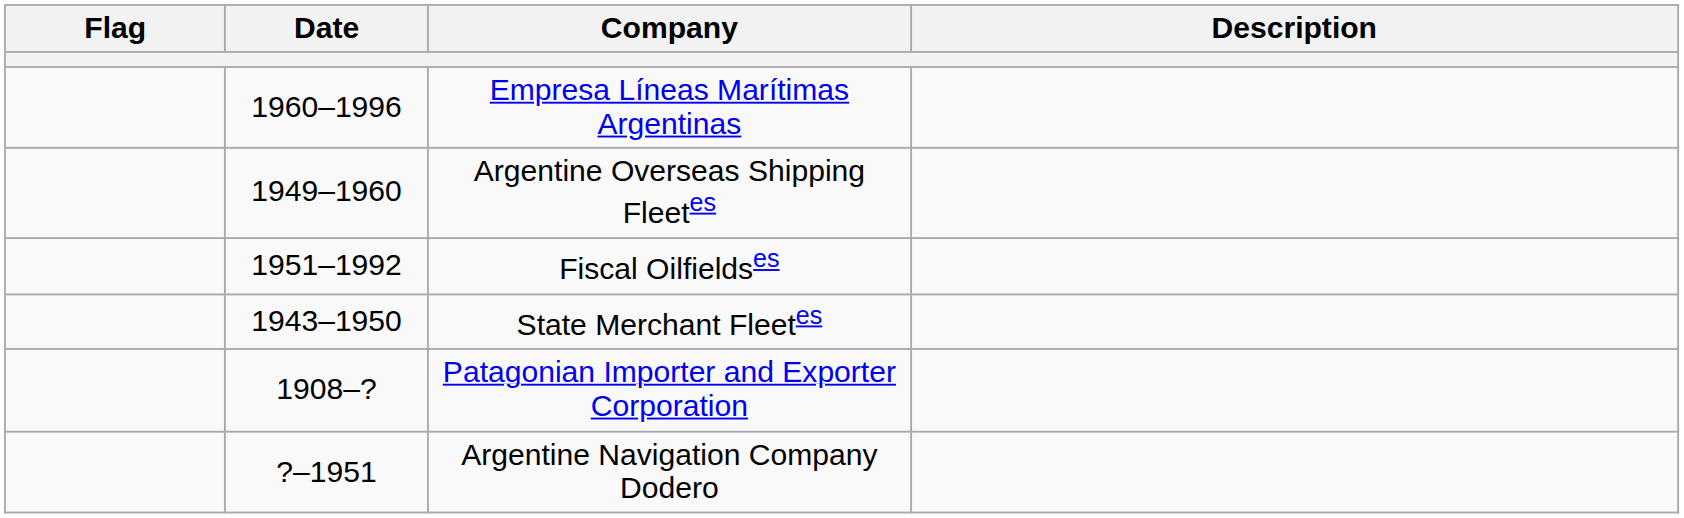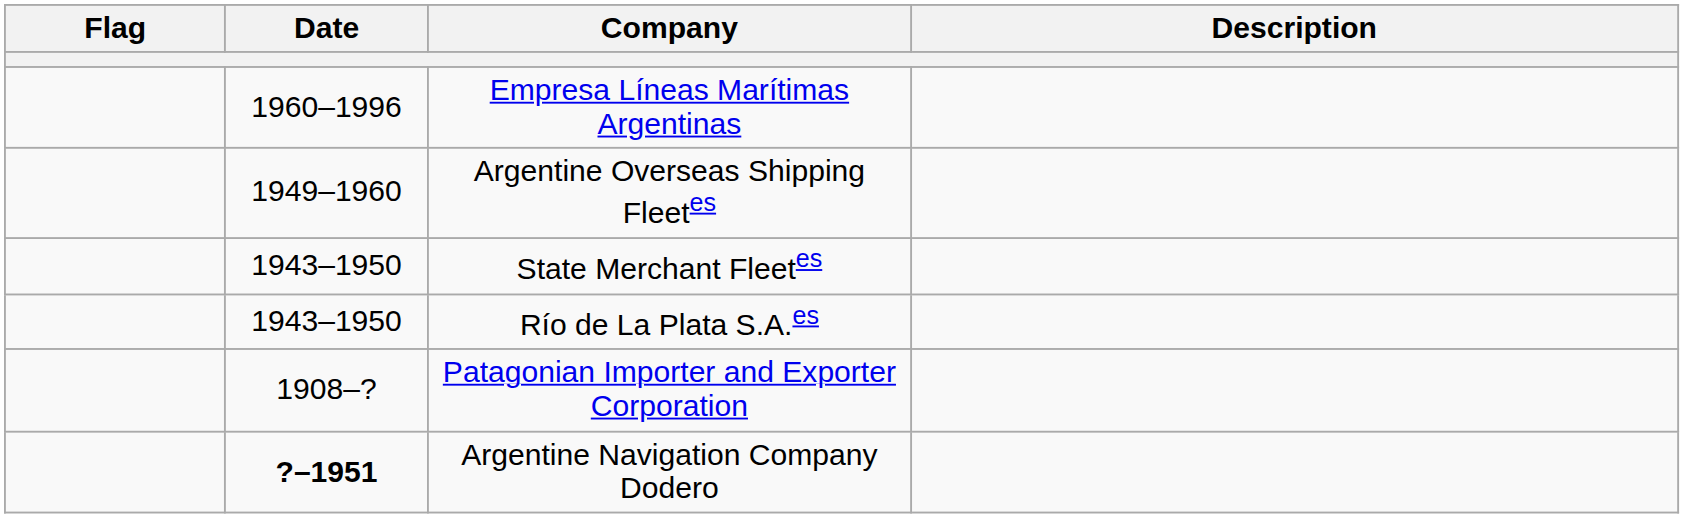- row: (669, 265)
+ row: (669, 321)
(327, 471) normal -> (327, 471) bold
